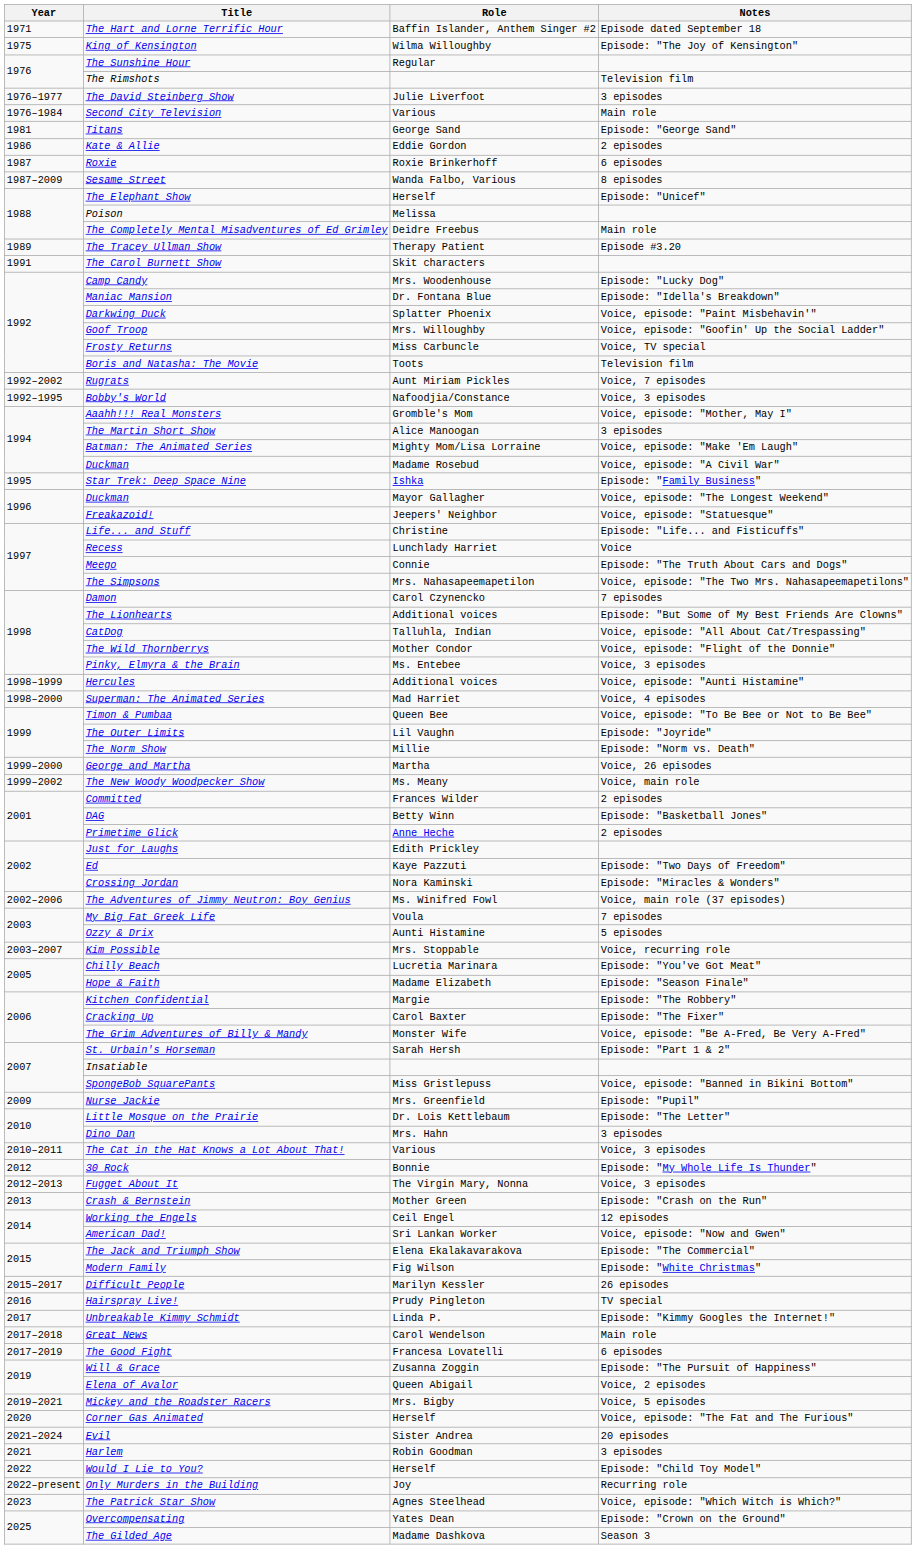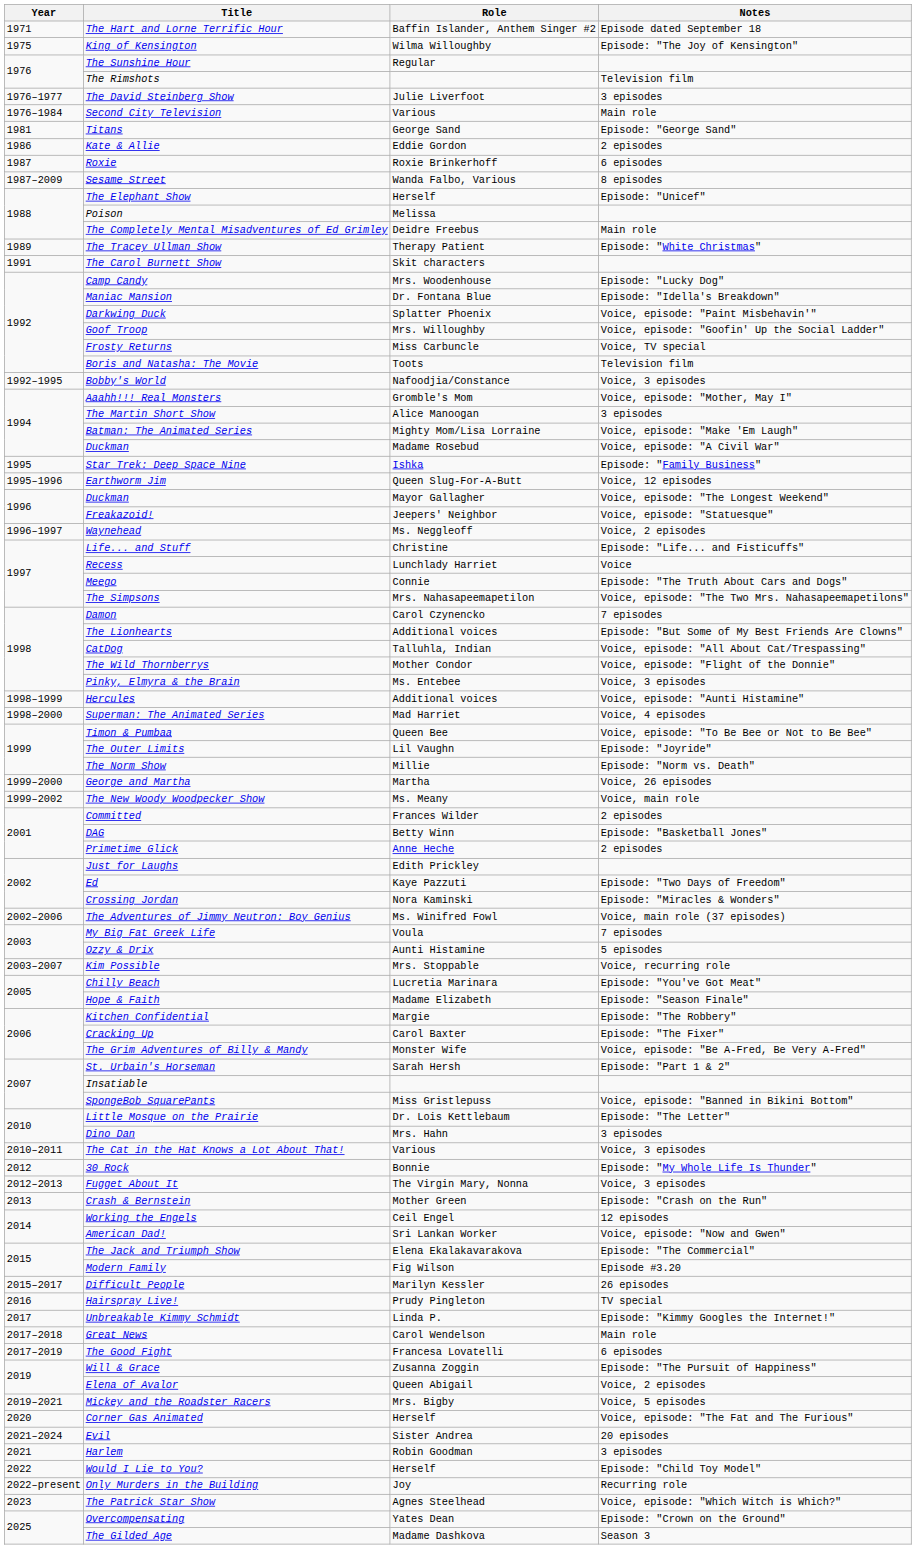(641, 247) Episode #3.20 -> (681, 247) Episode: "White Christmas"
- row: (107, 381)
+ row: (126, 481)
+ row: (113, 532)
- row: (123, 1101)
(681, 1268) Episode: "White Christmas" -> (641, 1268) Episode #3.20
